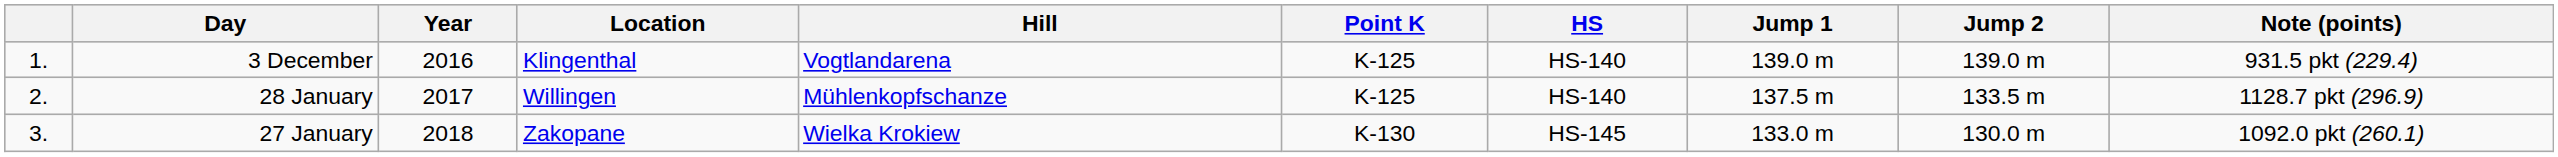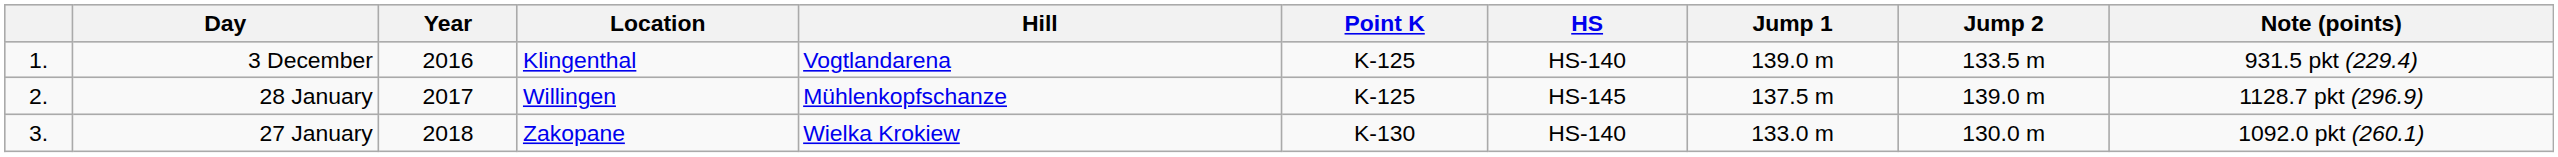(2004, 60) 139.0 m -> (2004, 60) 133.5 m
(1587, 96) HS-140 -> (1587, 96) HS-145
(2004, 96) 133.5 m -> (2004, 96) 139.0 m
(1587, 133) HS-145 -> (1587, 133) HS-140
